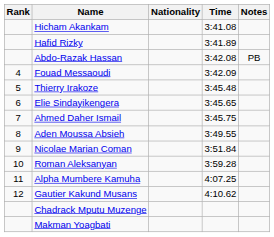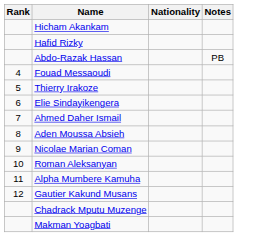- column: (220, 12)
